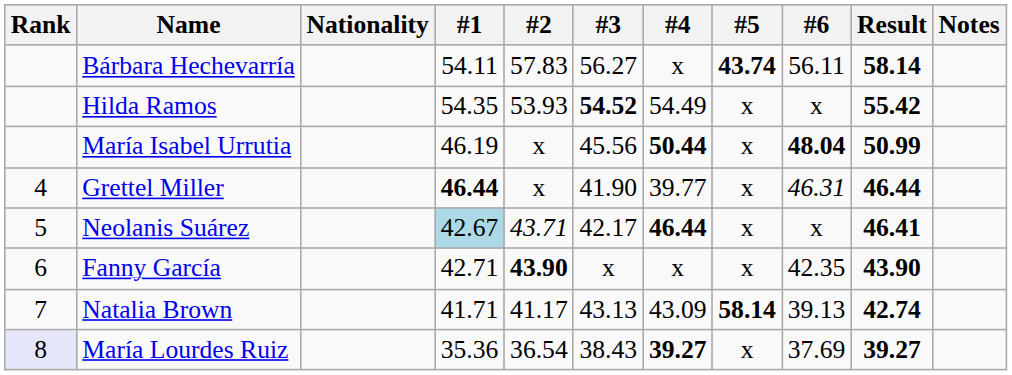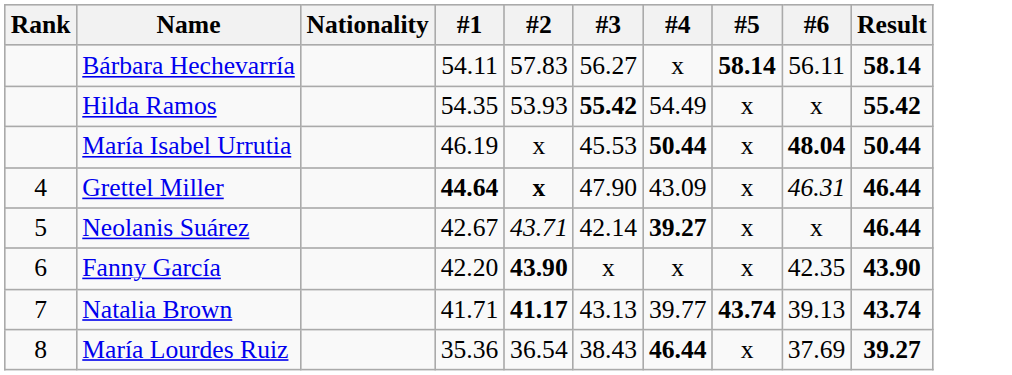- column: (969, 24)
(747, 65) 43.74 -> (747, 65) 58.14
(608, 106) 54.52 -> (608, 106) 55.42
(608, 146) 45.56 -> (608, 146) 45.53
(892, 146) 50.99 -> (892, 146) 50.44
(469, 187) 46.44 -> (469, 187) 44.64
(539, 187) normal -> (539, 187) bold
(608, 187) 41.90 -> (608, 187) 47.90
(678, 187) 39.77 -> (678, 187) 43.09
(469, 227) lightblue background -> (469, 227) no background
(608, 227) 42.17 -> (608, 227) 42.14
(678, 227) 46.44 -> (678, 227) 39.27
(892, 227) 46.41 -> (892, 227) 46.44
(469, 268) 42.71 -> (469, 268) 42.20
(539, 308) normal -> (539, 308) bold
(678, 308) 43.09 -> (678, 308) 39.77
(747, 308) 58.14 -> (747, 308) 43.74
(892, 308) 42.74 -> (892, 308) 43.74
(41, 349) lavender background -> (41, 349) no background
(678, 349) 39.27 -> (678, 349) 46.44
